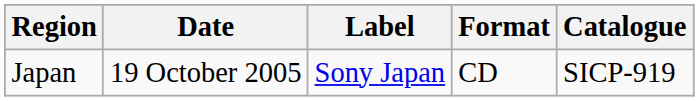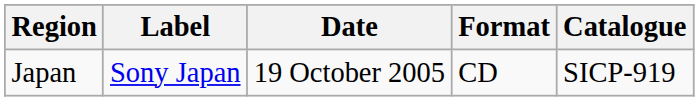columns swapped: (206, 27) <-> (380, 27)
